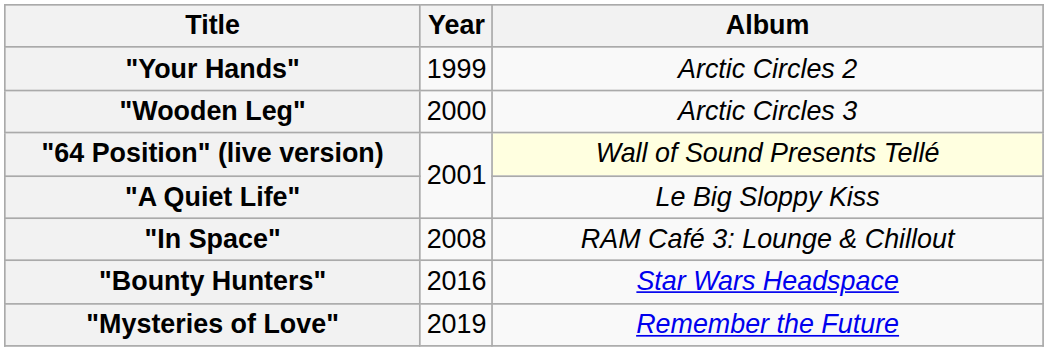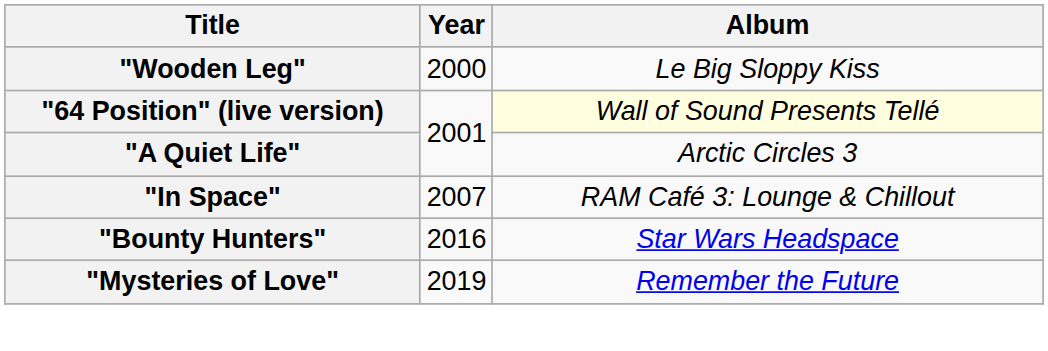- row: (213, 68)
(768, 111) Arctic Circles 3 -> (768, 68) Le Big Sloppy Kiss
(768, 196) Le Big Sloppy Kiss -> (768, 153) Arctic Circles 3
(457, 238) 2008 -> (457, 196) 2007
